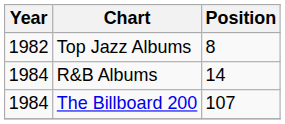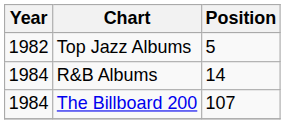(211, 47) 8 -> (211, 47) 5
